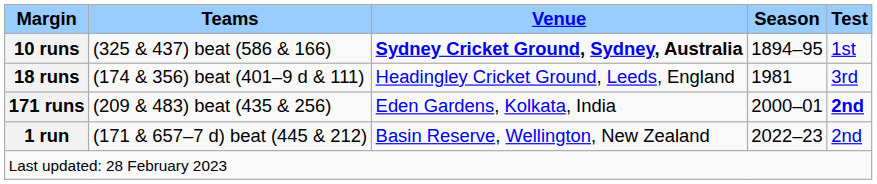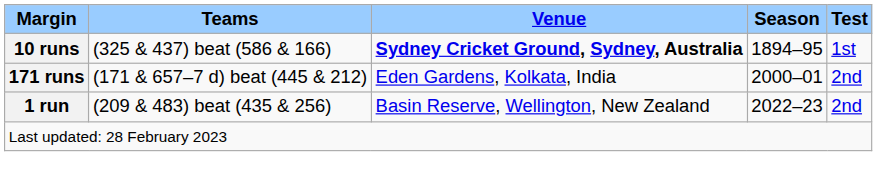- row: (47, 77)
(212, 106) (209 & 483) beat (435 & 256) -> (230, 77) (171 & 657–7 d) beat (445 & 212)
(848, 106) bold -> (847, 77) normal
(230, 135) (171 & 657–7 d) beat (445 & 212) -> (212, 106) (209 & 483) beat (435 & 256)
